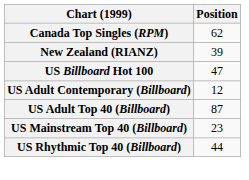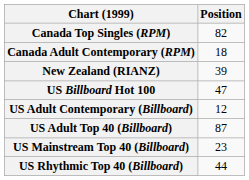(217, 33) 62 -> (221, 33) 82
+ row: (101, 52)
